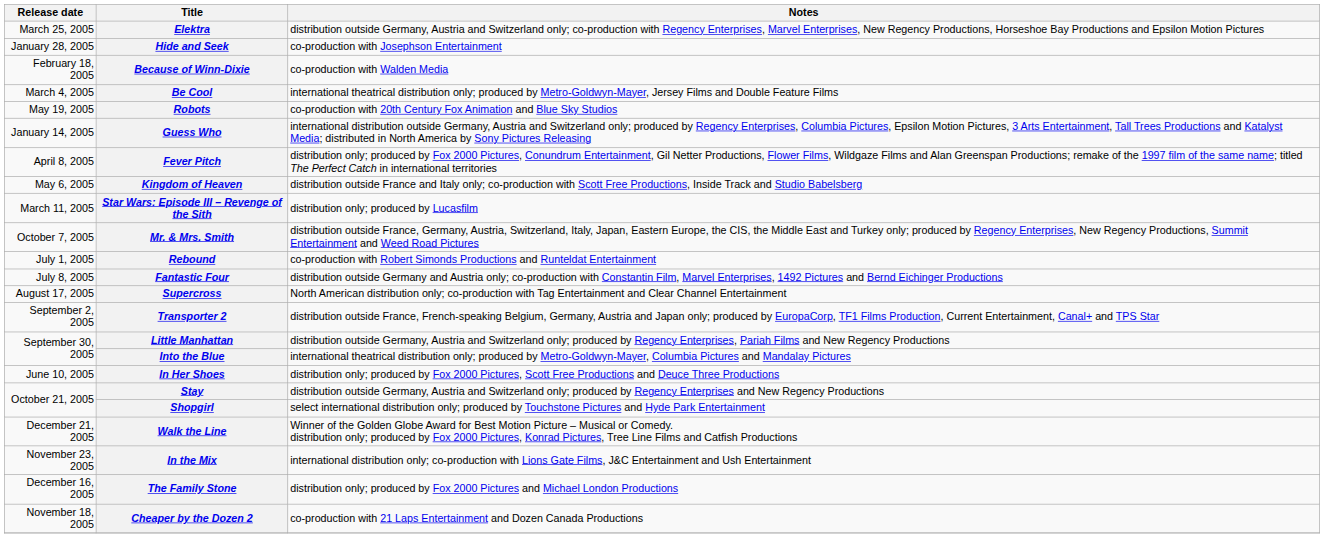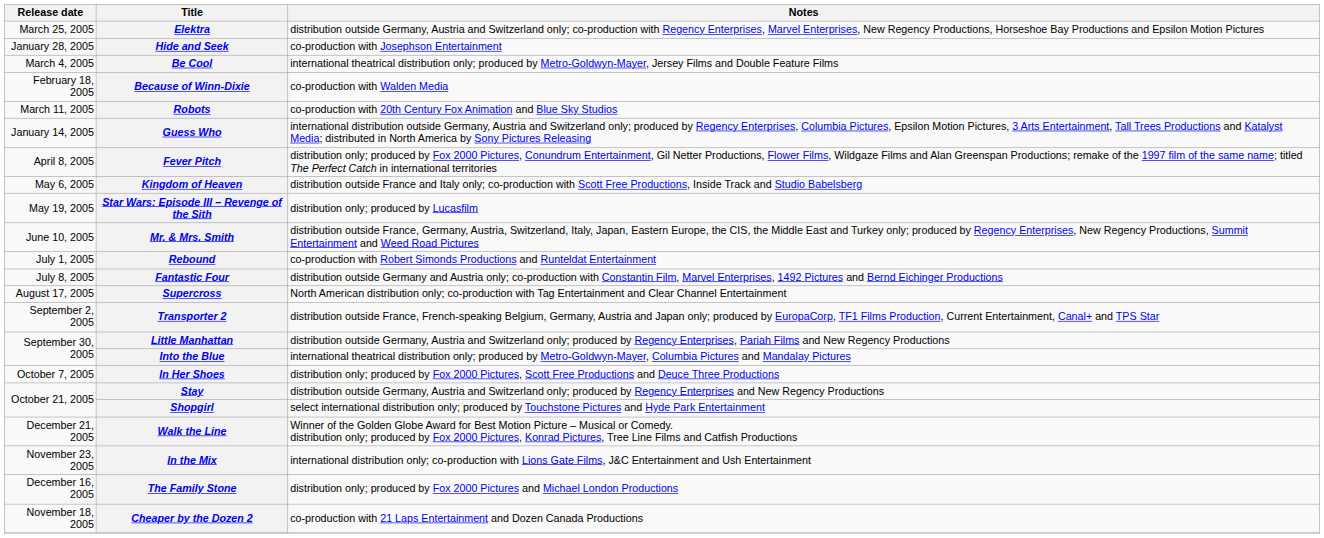rows swapped: (192, 70) <-> (192, 93)
(61, 110) May 19, 2005 -> (57, 110) March 11, 2005
(57, 208) March 11, 2005 -> (61, 208) May 19, 2005
(55, 237) October 7, 2005 -> (60, 237) June 10, 2005
(60, 374) June 10, 2005 -> (55, 374) October 7, 2005
